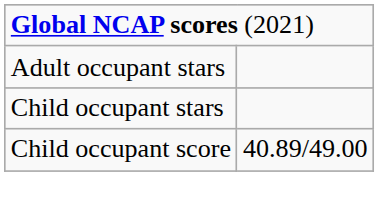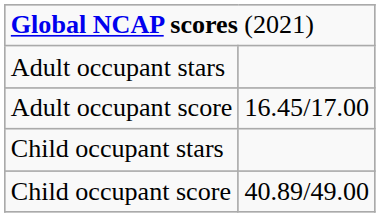+ row: (122, 107)
